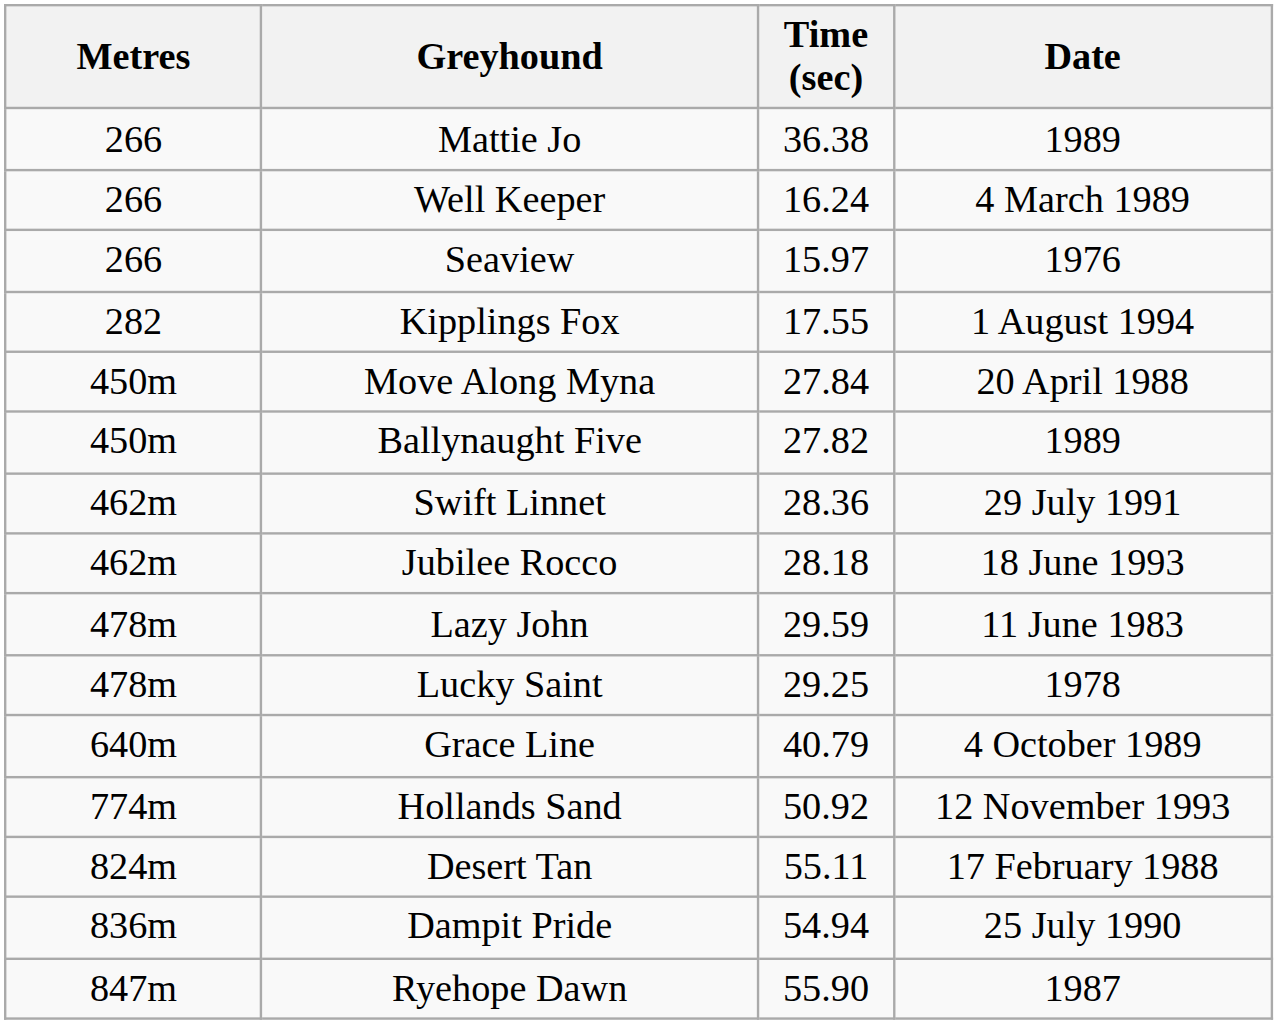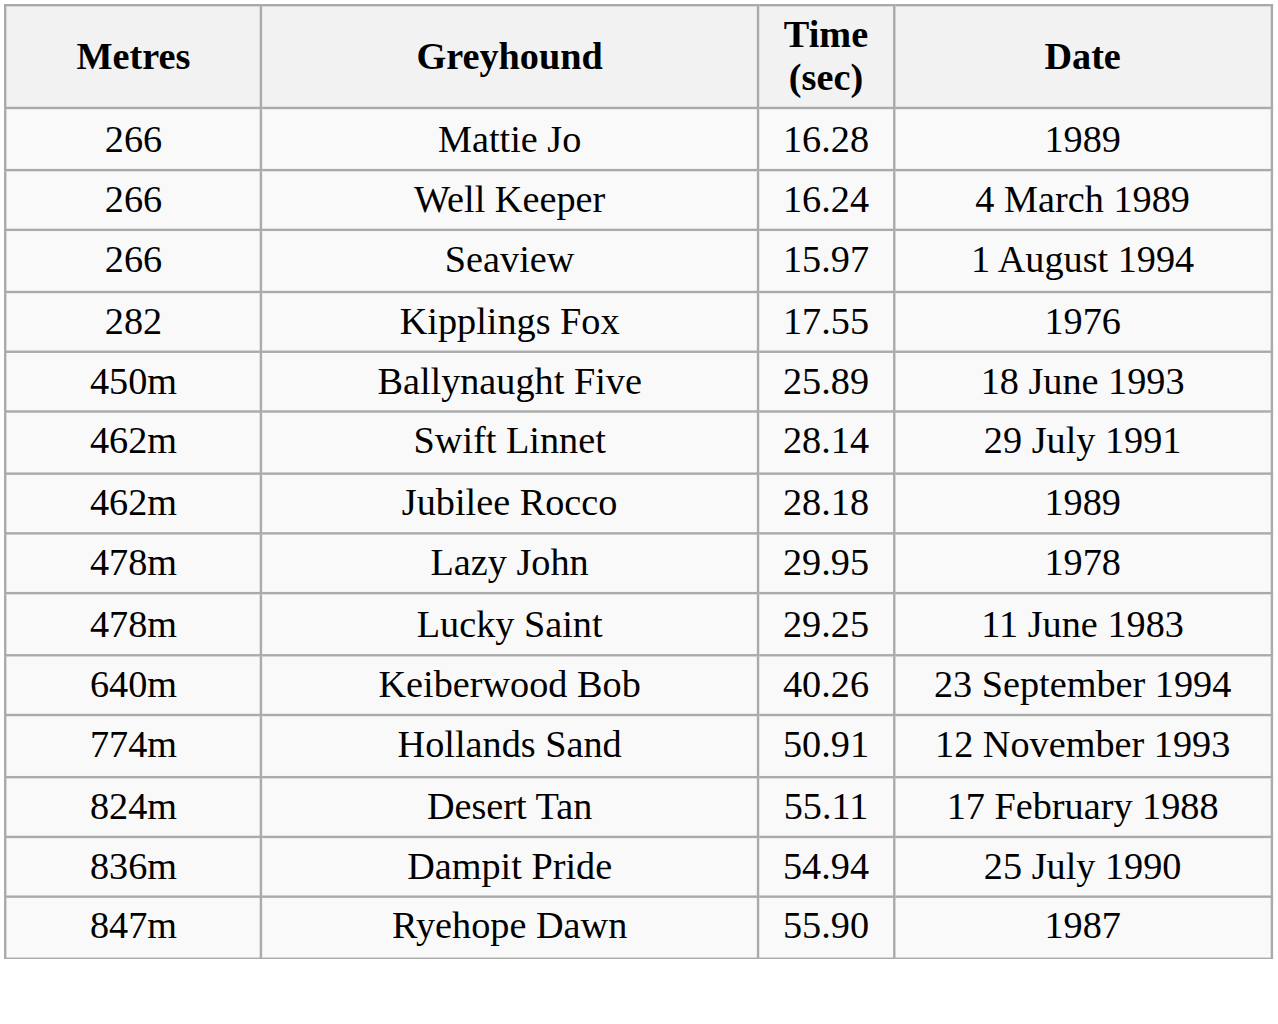(826, 138) 36.38 -> (826, 138) 16.28
(1083, 259) 1976 -> (1083, 259) 1 August 1994
(1083, 320) 1 August 1994 -> (1083, 320) 1976
- row: (510, 381)
(826, 441) 27.82 -> (826, 381) 25.89
(1083, 441) 1989 -> (1083, 381) 18 June 1993
(826, 502) 28.36 -> (826, 441) 28.14
(1083, 563) 18 June 1993 -> (1083, 502) 1989
(826, 623) 29.59 -> (826, 563) 29.95
(1083, 623) 11 June 1983 -> (1083, 563) 1978
(1083, 684) 1978 -> (1083, 623) 11 June 1983
- row: (510, 744)
+ row: (510, 684)
(826, 805) 50.92 -> (826, 744) 50.91
